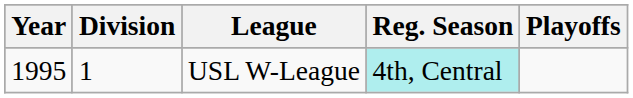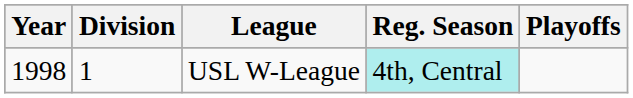(39, 69) 1995 -> (39, 69) 1998
